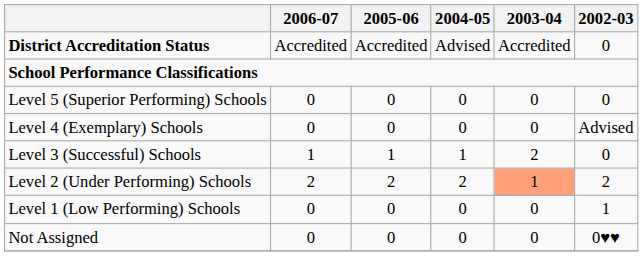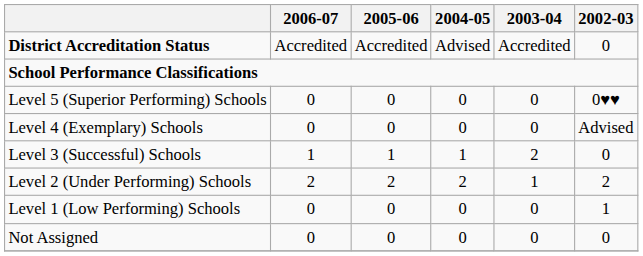(606, 100) 0 -> (606, 100) 0♥♥
(534, 182) lightsalmon background -> (534, 182) no background
(606, 236) 0♥♥ -> (606, 236) 0
